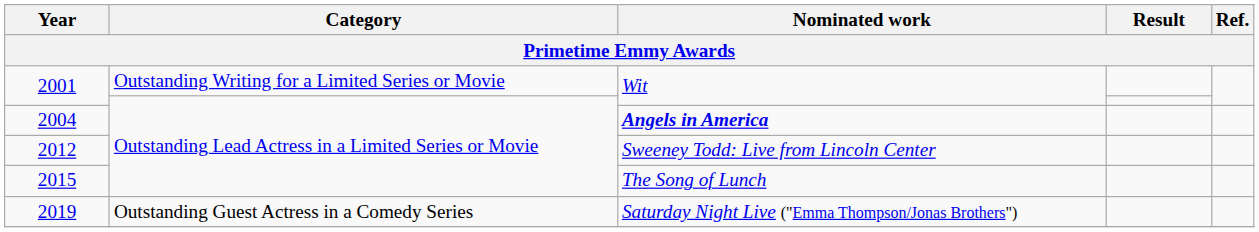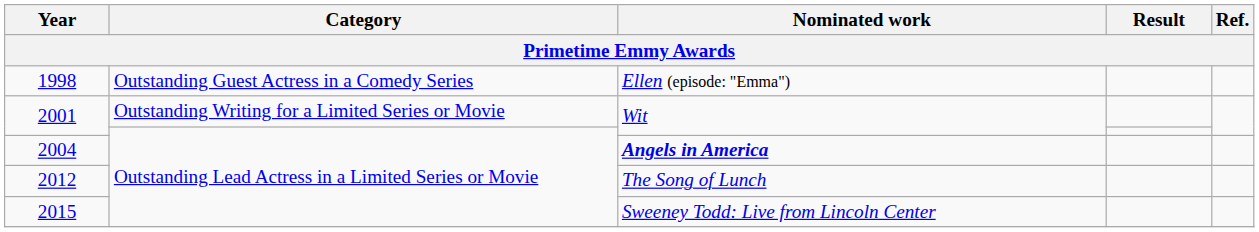+ row: (57, 80)
(779, 150) Sweeney Todd: Live from Lincoln Center -> (694, 180) The Song of Lunch
(694, 180) The Song of Lunch -> (779, 211) Sweeney Todd: Live from Lincoln Center
- row: (57, 211)
